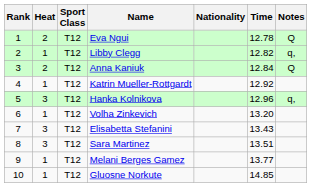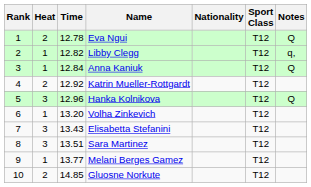columns swapped: (72, 17) <-> (262, 17)
(45, 68) 2 -> (45, 68) 1
(45, 83) 1 -> (45, 83) 2
(291, 99) q, -> (291, 99) Q
(45, 175) 1 -> (45, 175) 2
